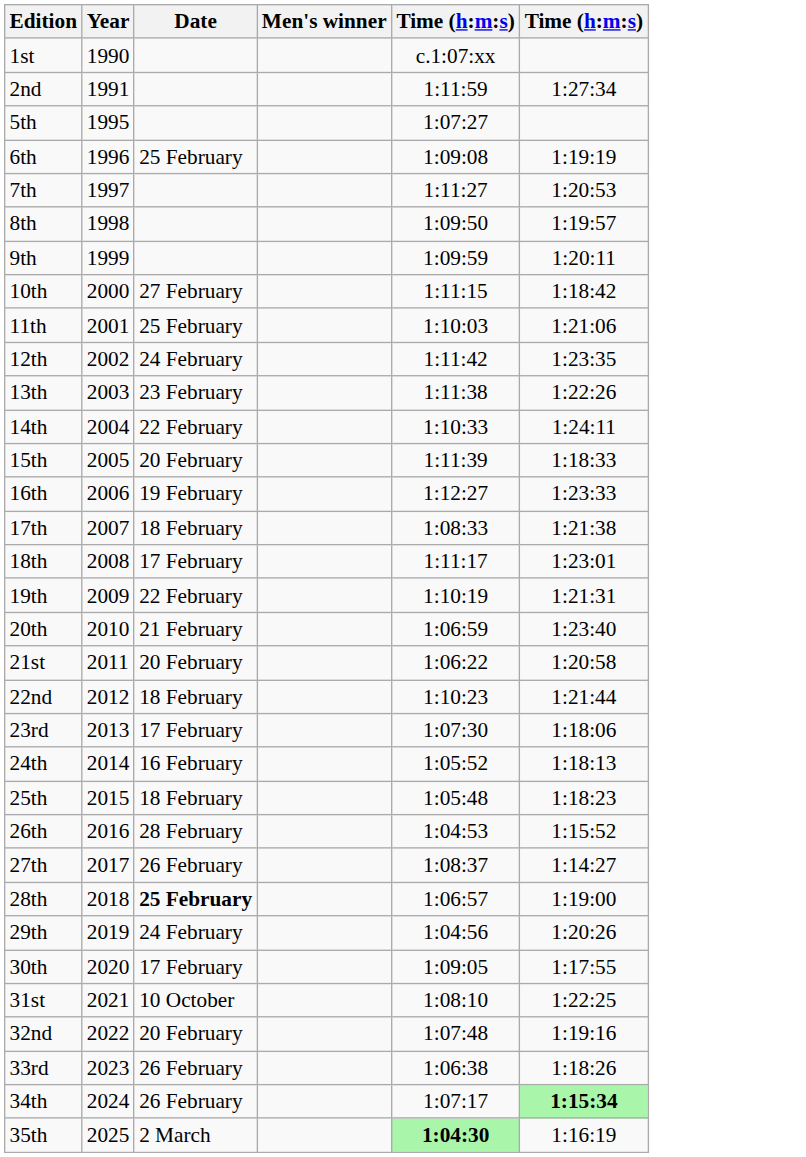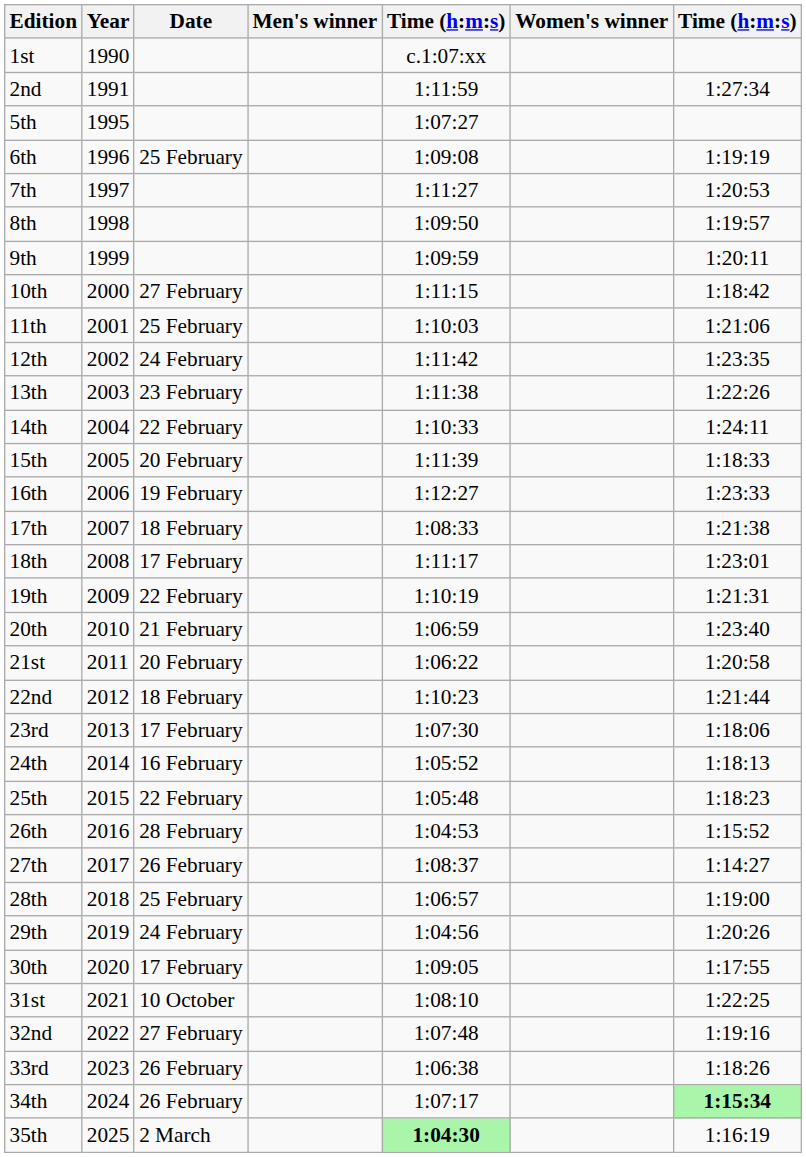+ column: (592, 21)
(191, 797) 18 February -> (191, 797) 22 February
(196, 898) bold -> (191, 898) normal
(191, 1033) 20 February -> (191, 1033) 27 February
